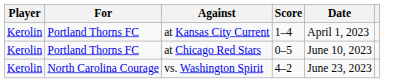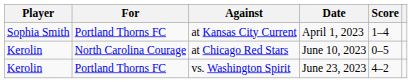columns swapped: (288, 13) <-> (340, 13)
(25, 31) Kerolin -> (38, 31) Sophia Smith
(93, 50) Portland Thorns FC -> (130, 50) North Carolina Courage
(103, 68) North Carolina Courage -> (120, 68) Portland Thorns FC
